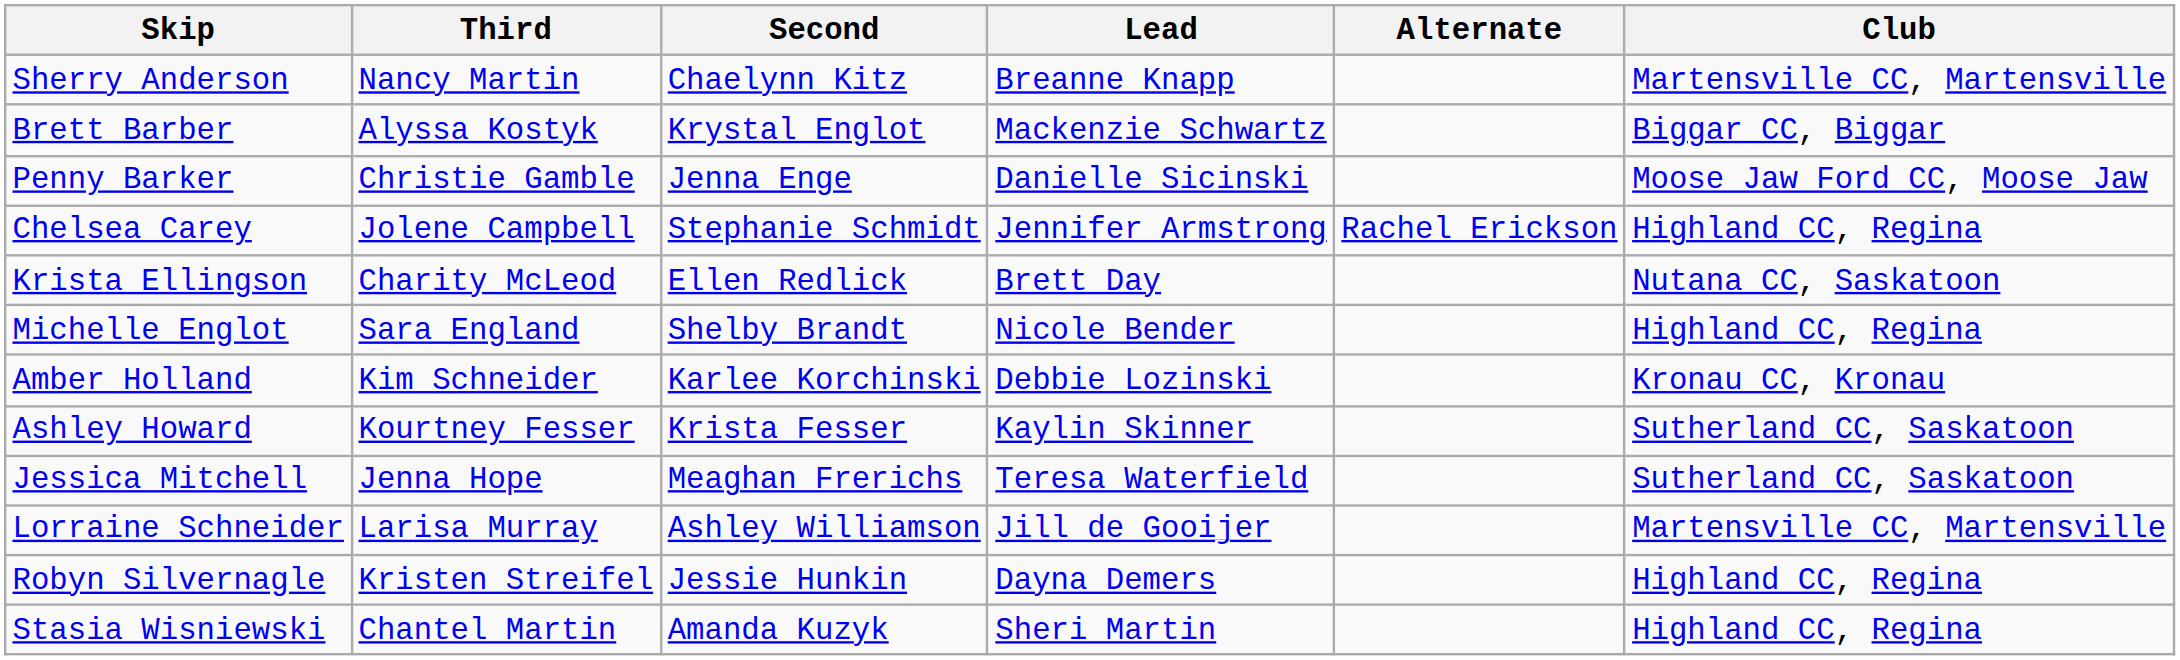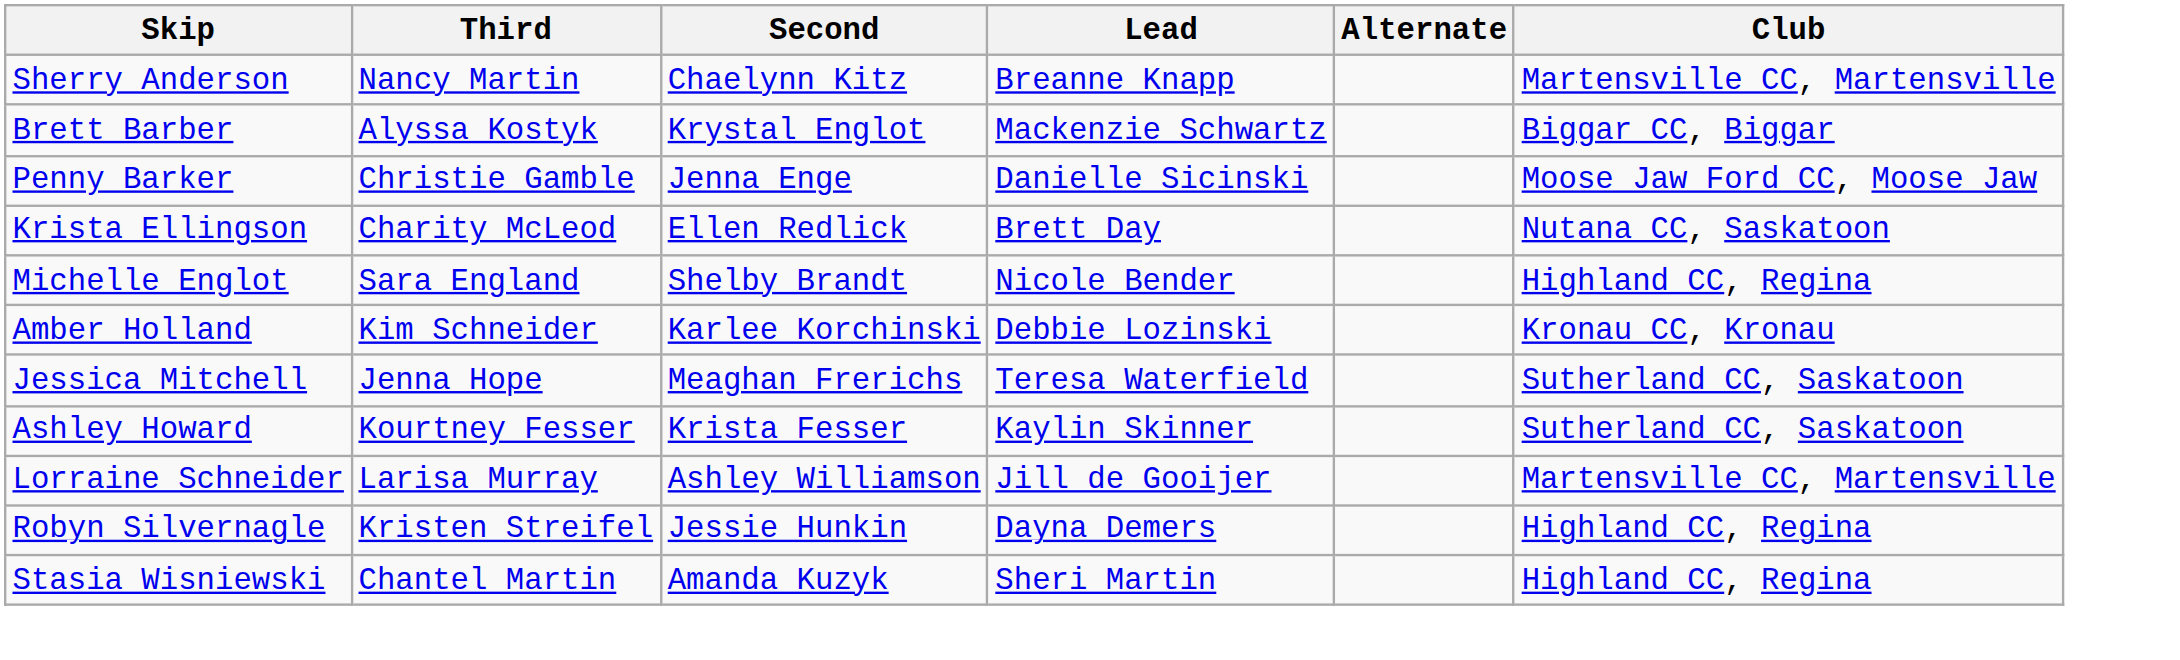- row: (132, 230)
rows swapped: (132, 430) <-> (160, 480)
